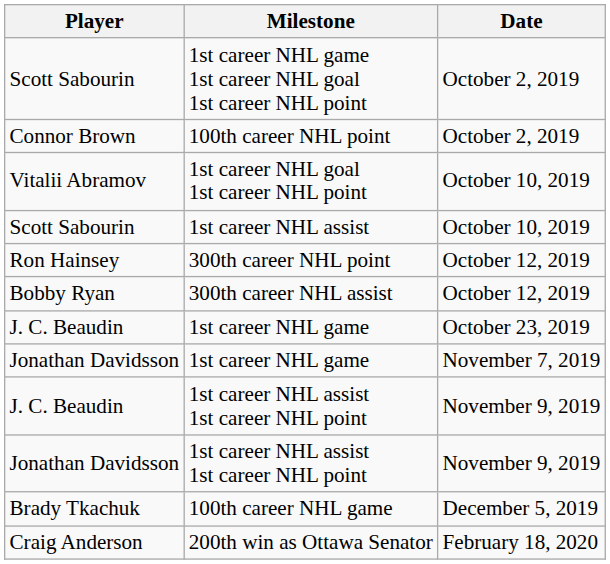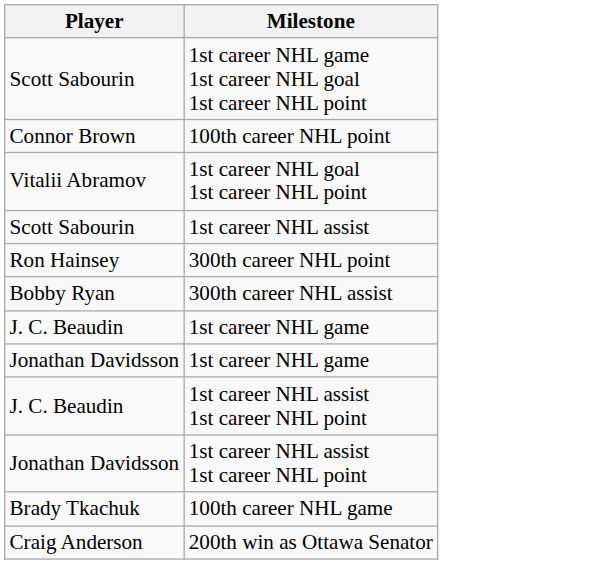- column: (521, 21)
